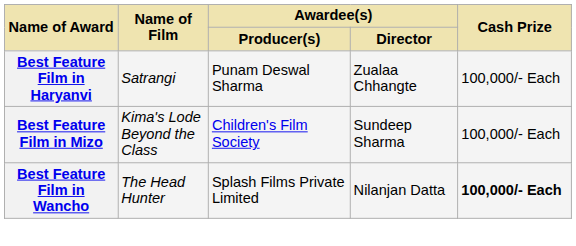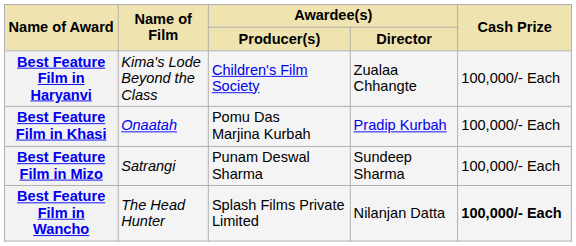(148, 78) Satrangi -> (161, 78) Kima's Lode Beyond the Class
(261, 78) Punam Deswal Sharma -> (260, 78) Children's Film Society
+ row: (61, 126)
(161, 134) Kima's Lode Beyond the Class -> (148, 165) Satrangi
(260, 134) Children's Film Society -> (261, 165) Punam Deswal Sharma
